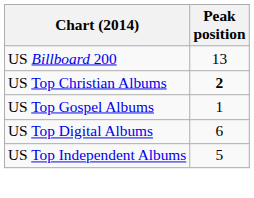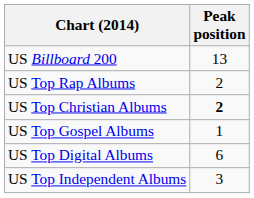+ row: (72, 82)
(219, 155) 5 -> (219, 180) 3
